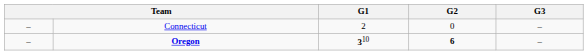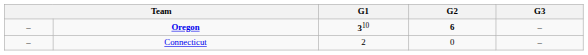rows swapped: (186, 26) <-> (186, 42)
